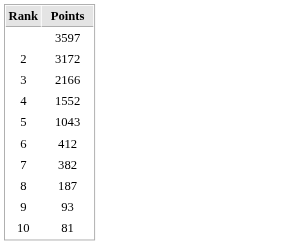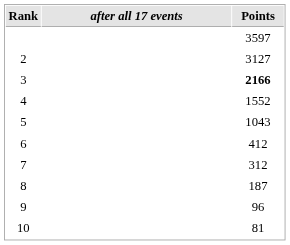+ column: (137, 16)
(68, 59) 3172 -> (258, 59) 3127
(68, 80) normal -> (258, 80) bold
(68, 165) 382 -> (258, 165) 312
(68, 207) 93 -> (258, 207) 96
